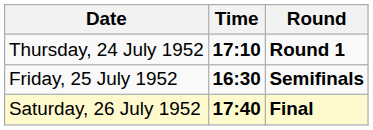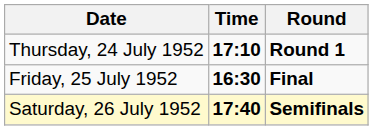(317, 79) Semifinals -> (292, 79) Final
(292, 109) Final -> (317, 109) Semifinals
